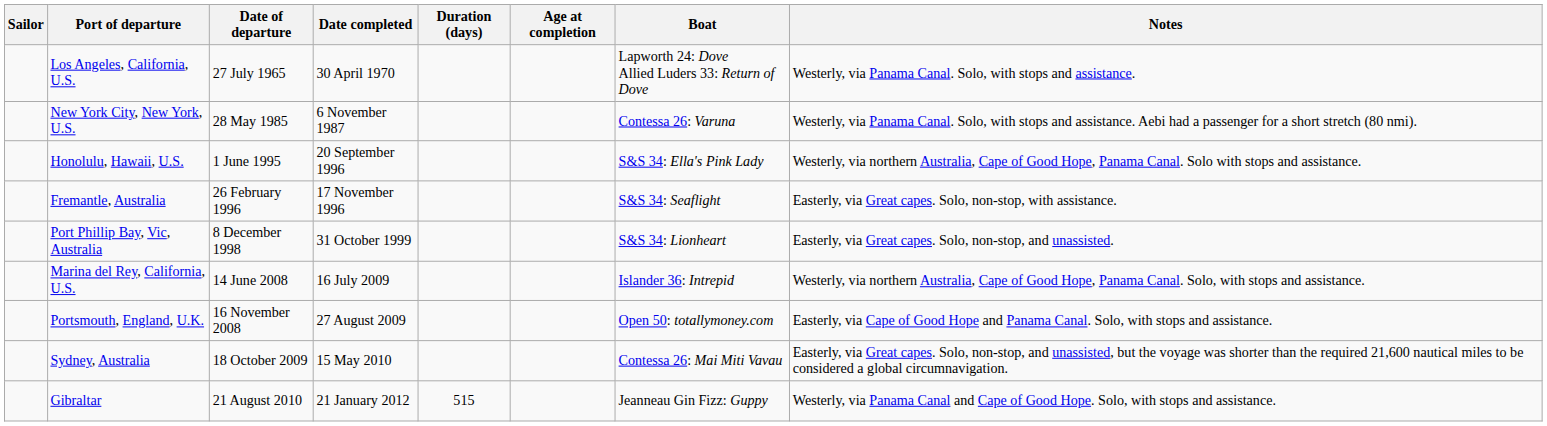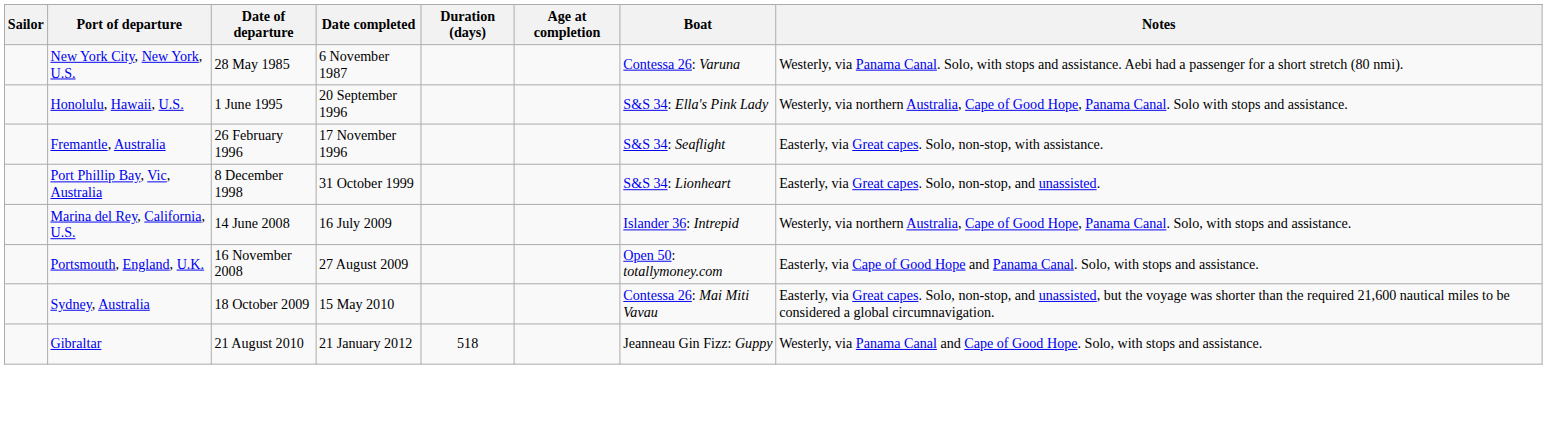- row: (119, 73)
(464, 400) 515 -> (468, 344) 518
